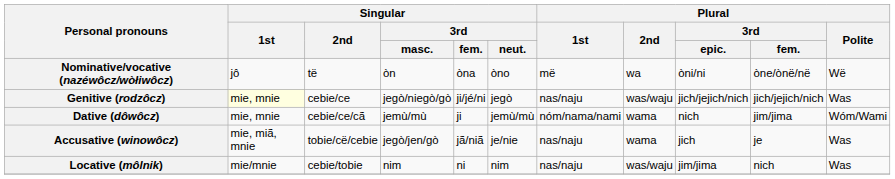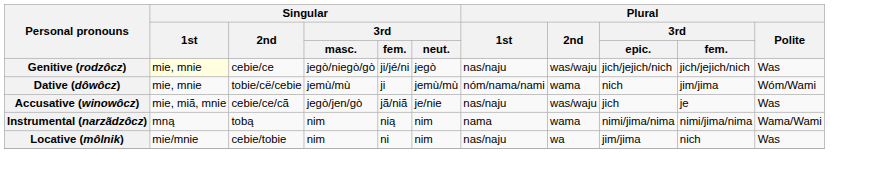- row: (116, 73)
(336, 116) cebie/ce/cã -> (266, 85) tobie/cë/cebie
(343, 140) tobie/cë/cebie -> (260, 103) cebie/ce/cã
(641, 140) wama -> (573, 103) was/waju
+ row: (77, 121)
(650, 165) was/waju -> (557, 139) wa
